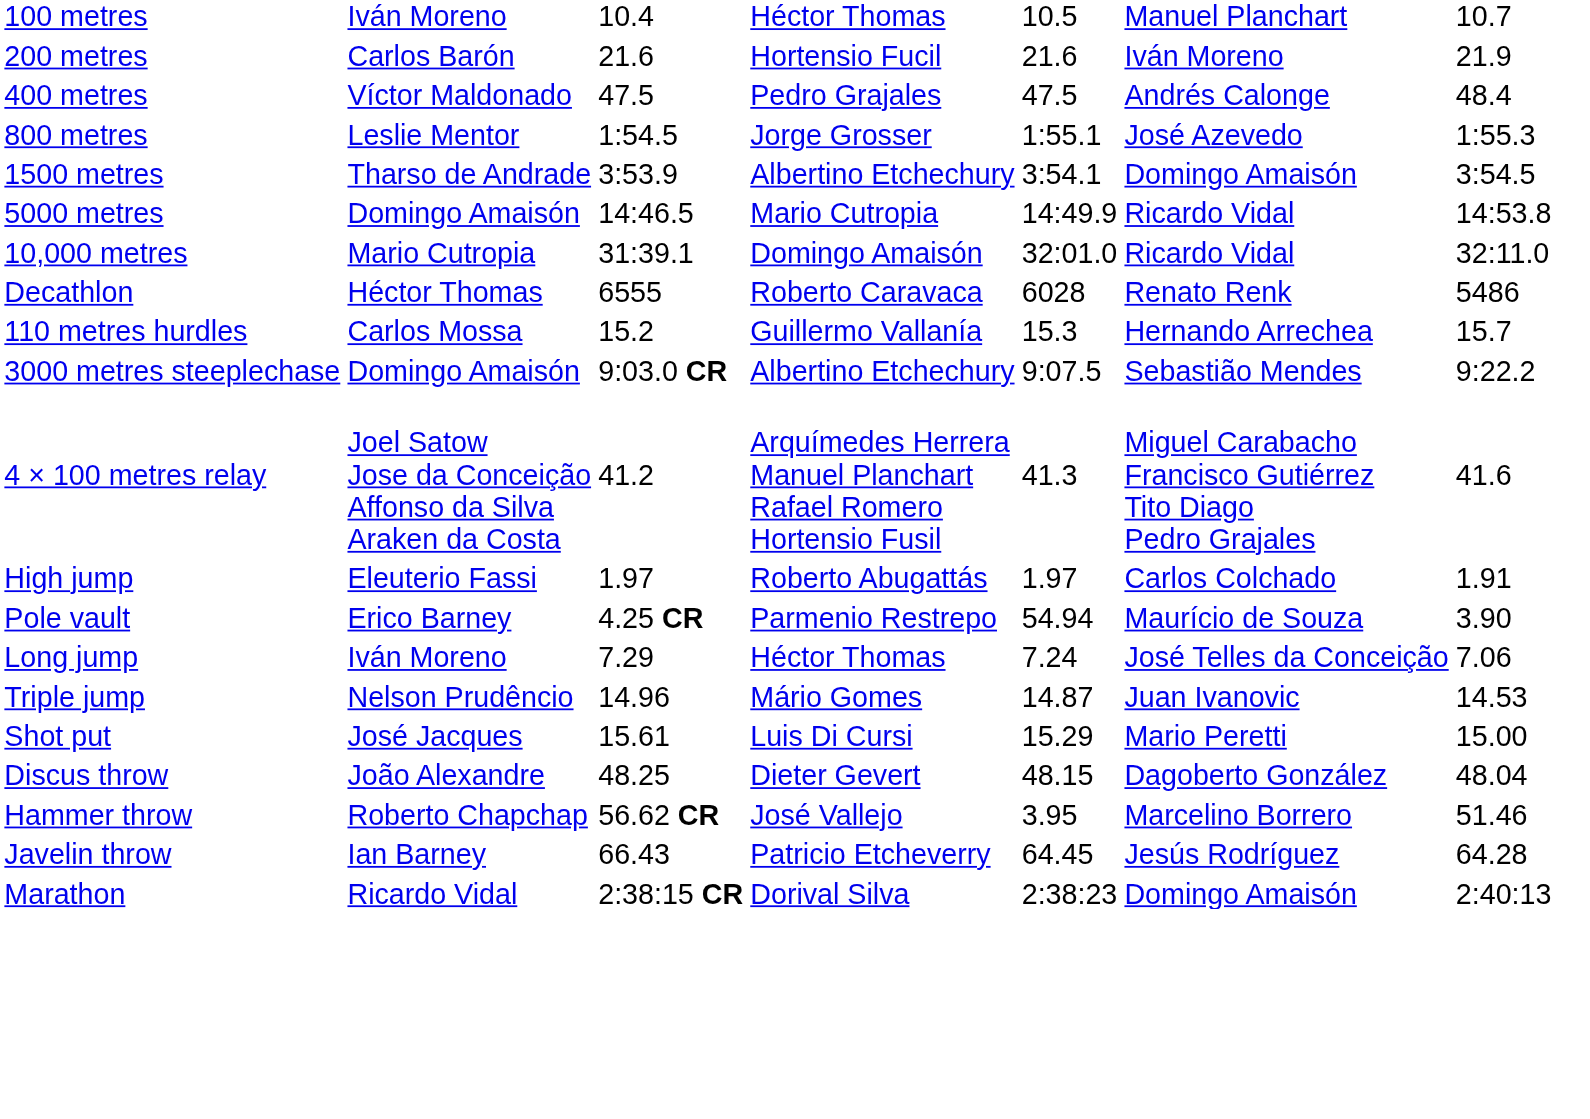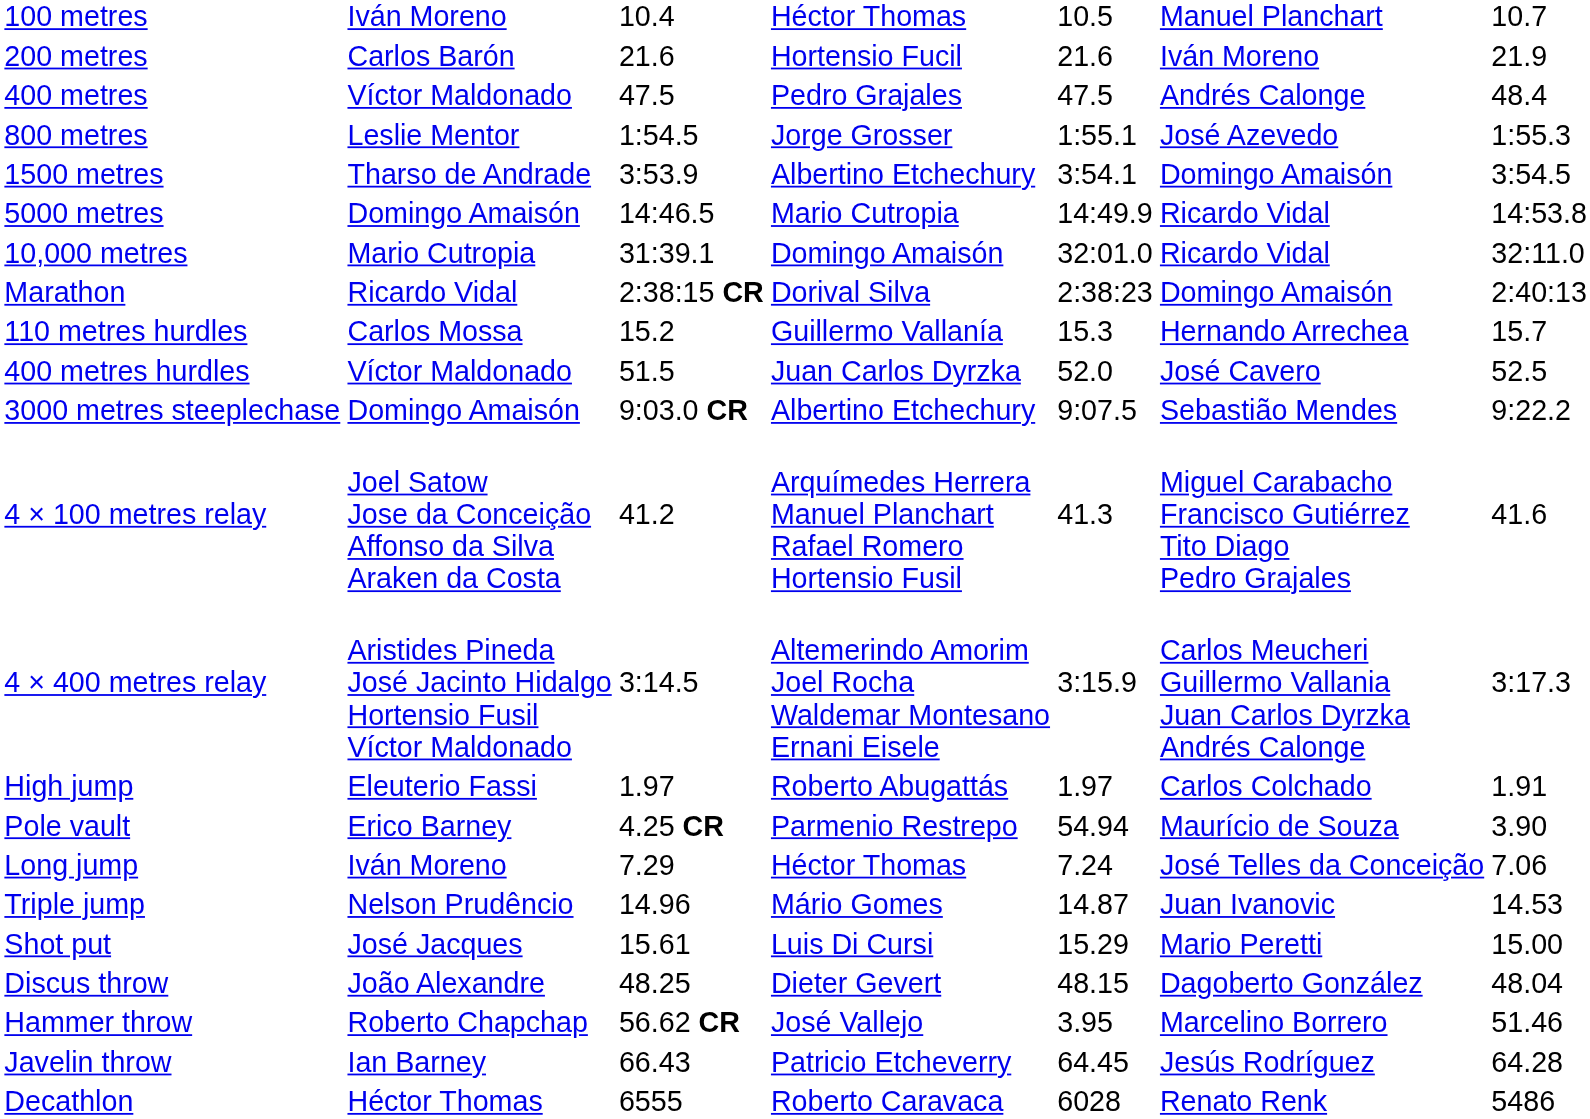rows swapped: (65, 894) <-> (69, 292)
+ row: (127, 371)
+ row: (135, 682)
